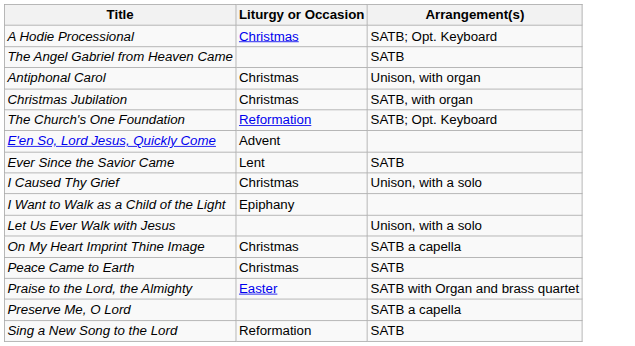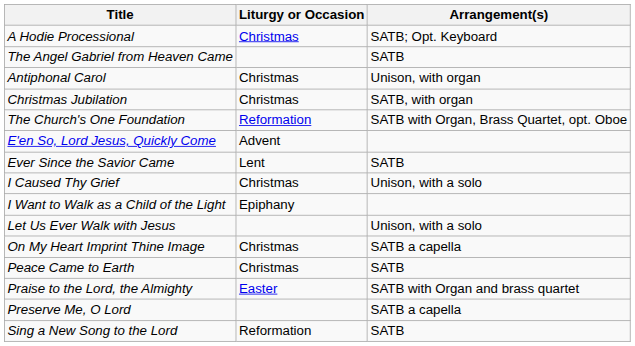(434, 120) SATB; Opt. Keyboard -> (499, 120) SATB with Organ, Brass Quartet, opt. Oboe
